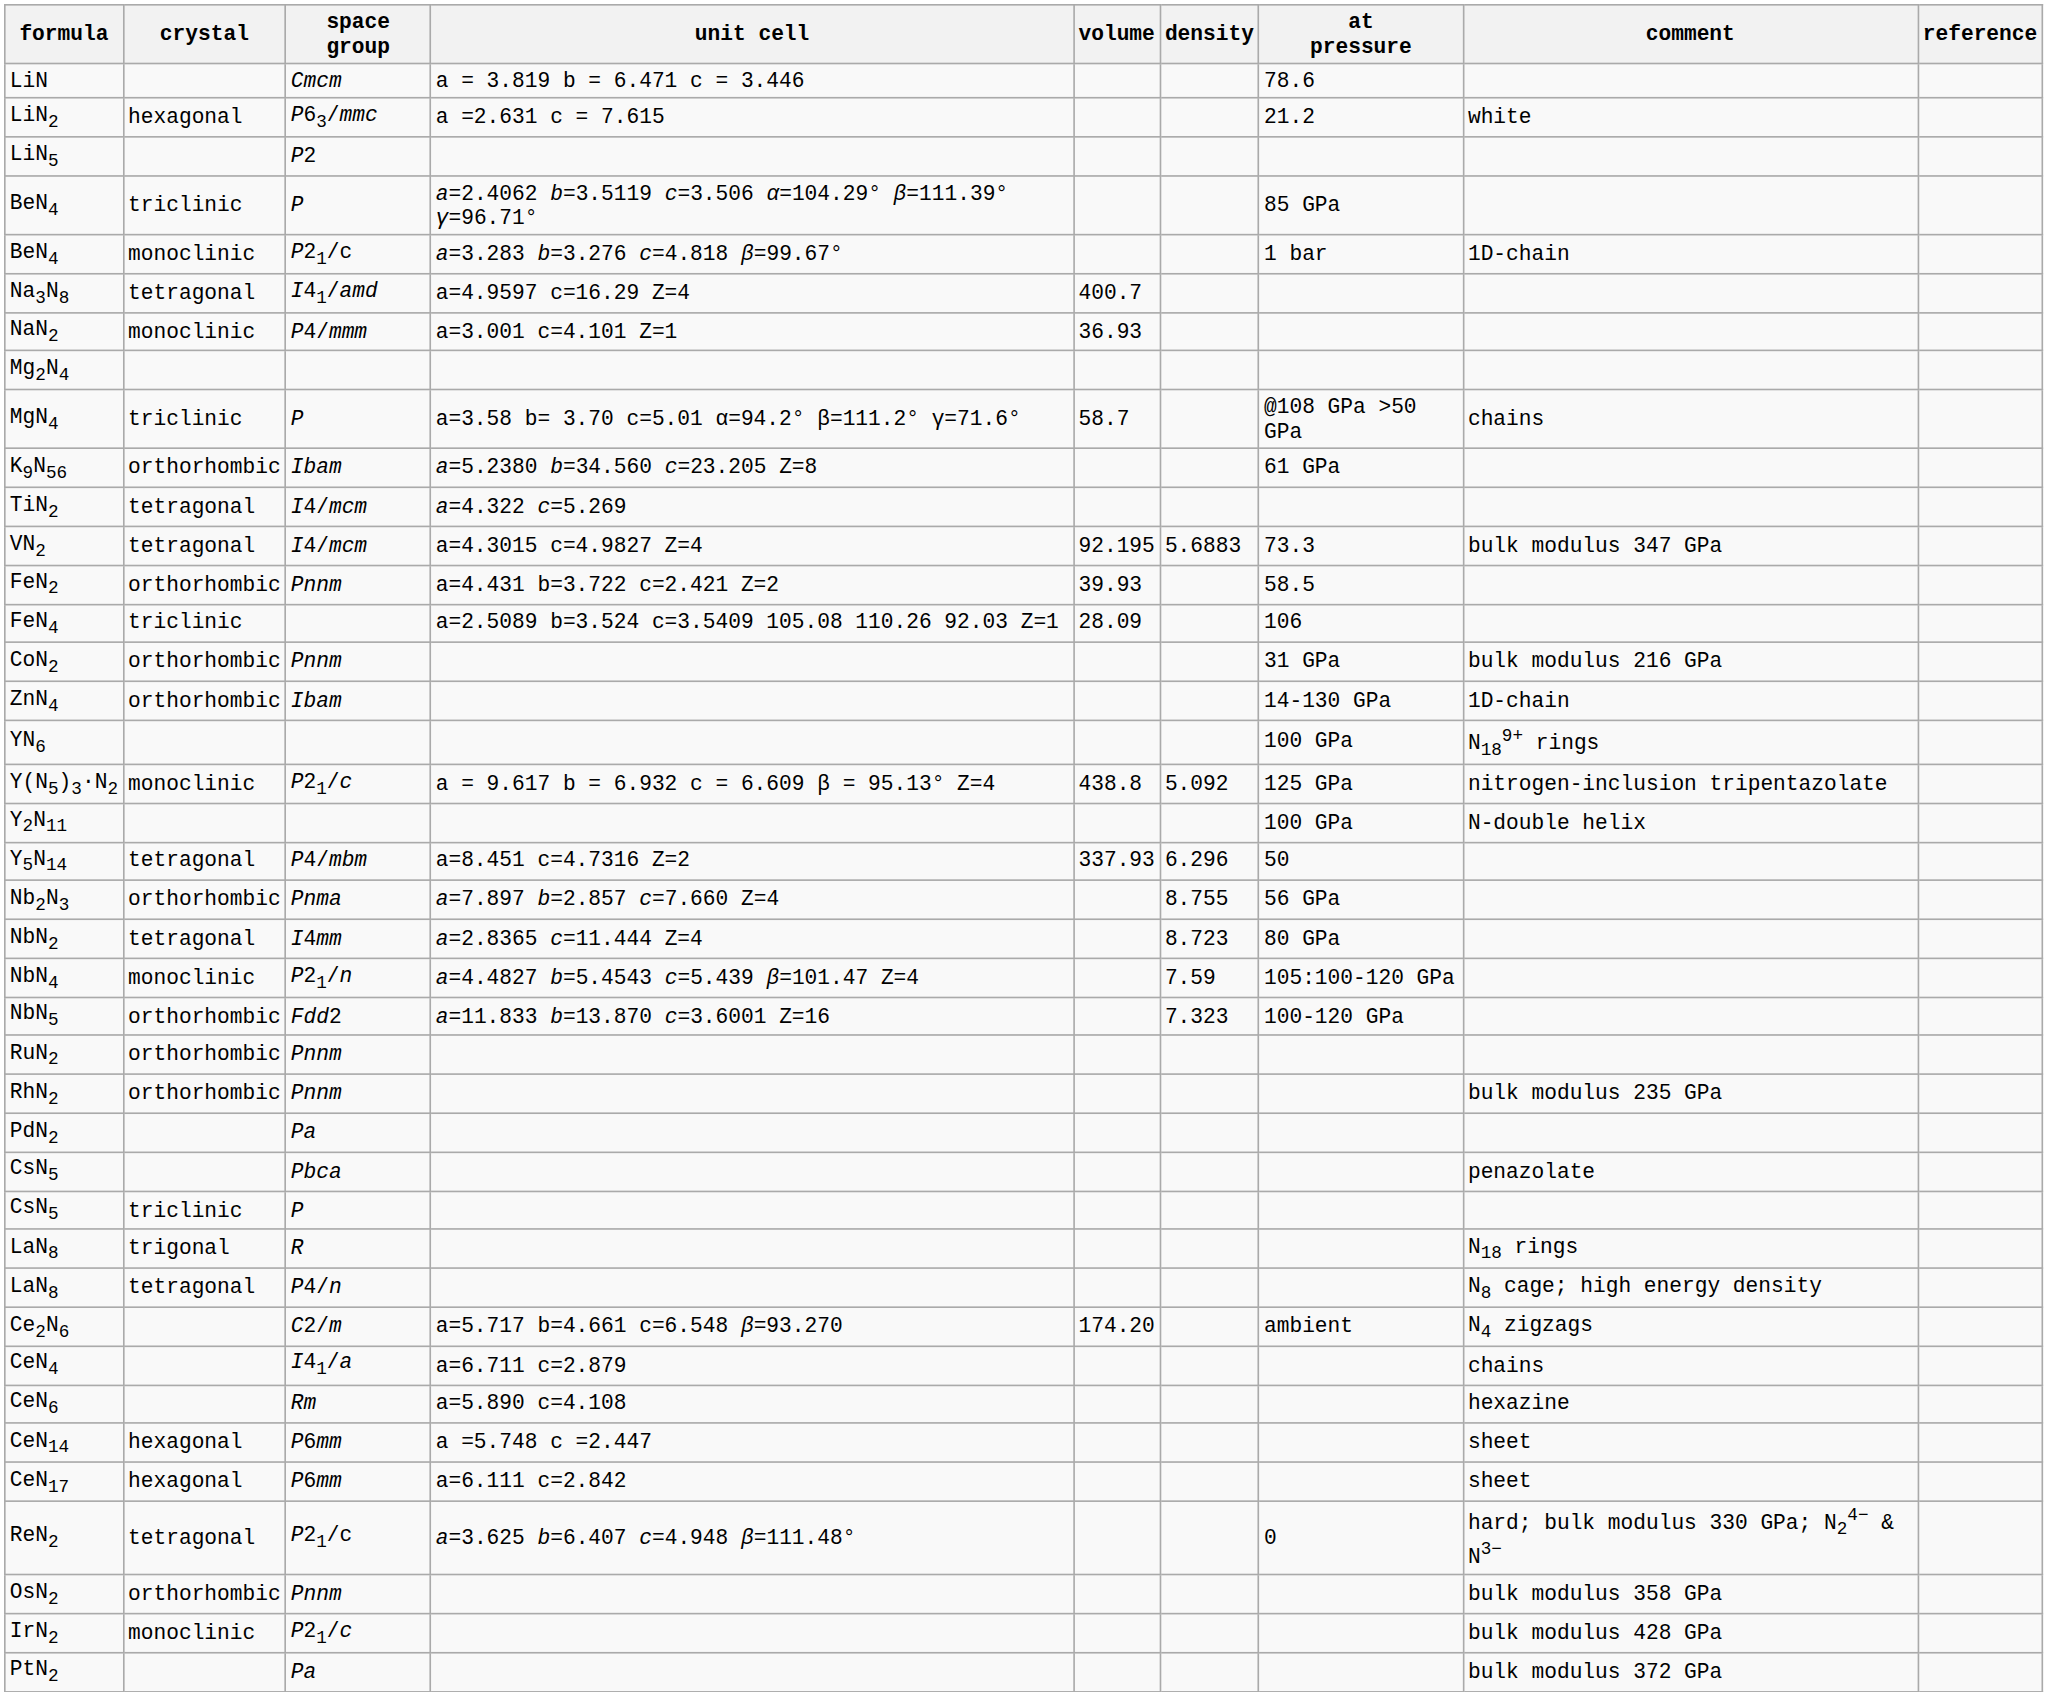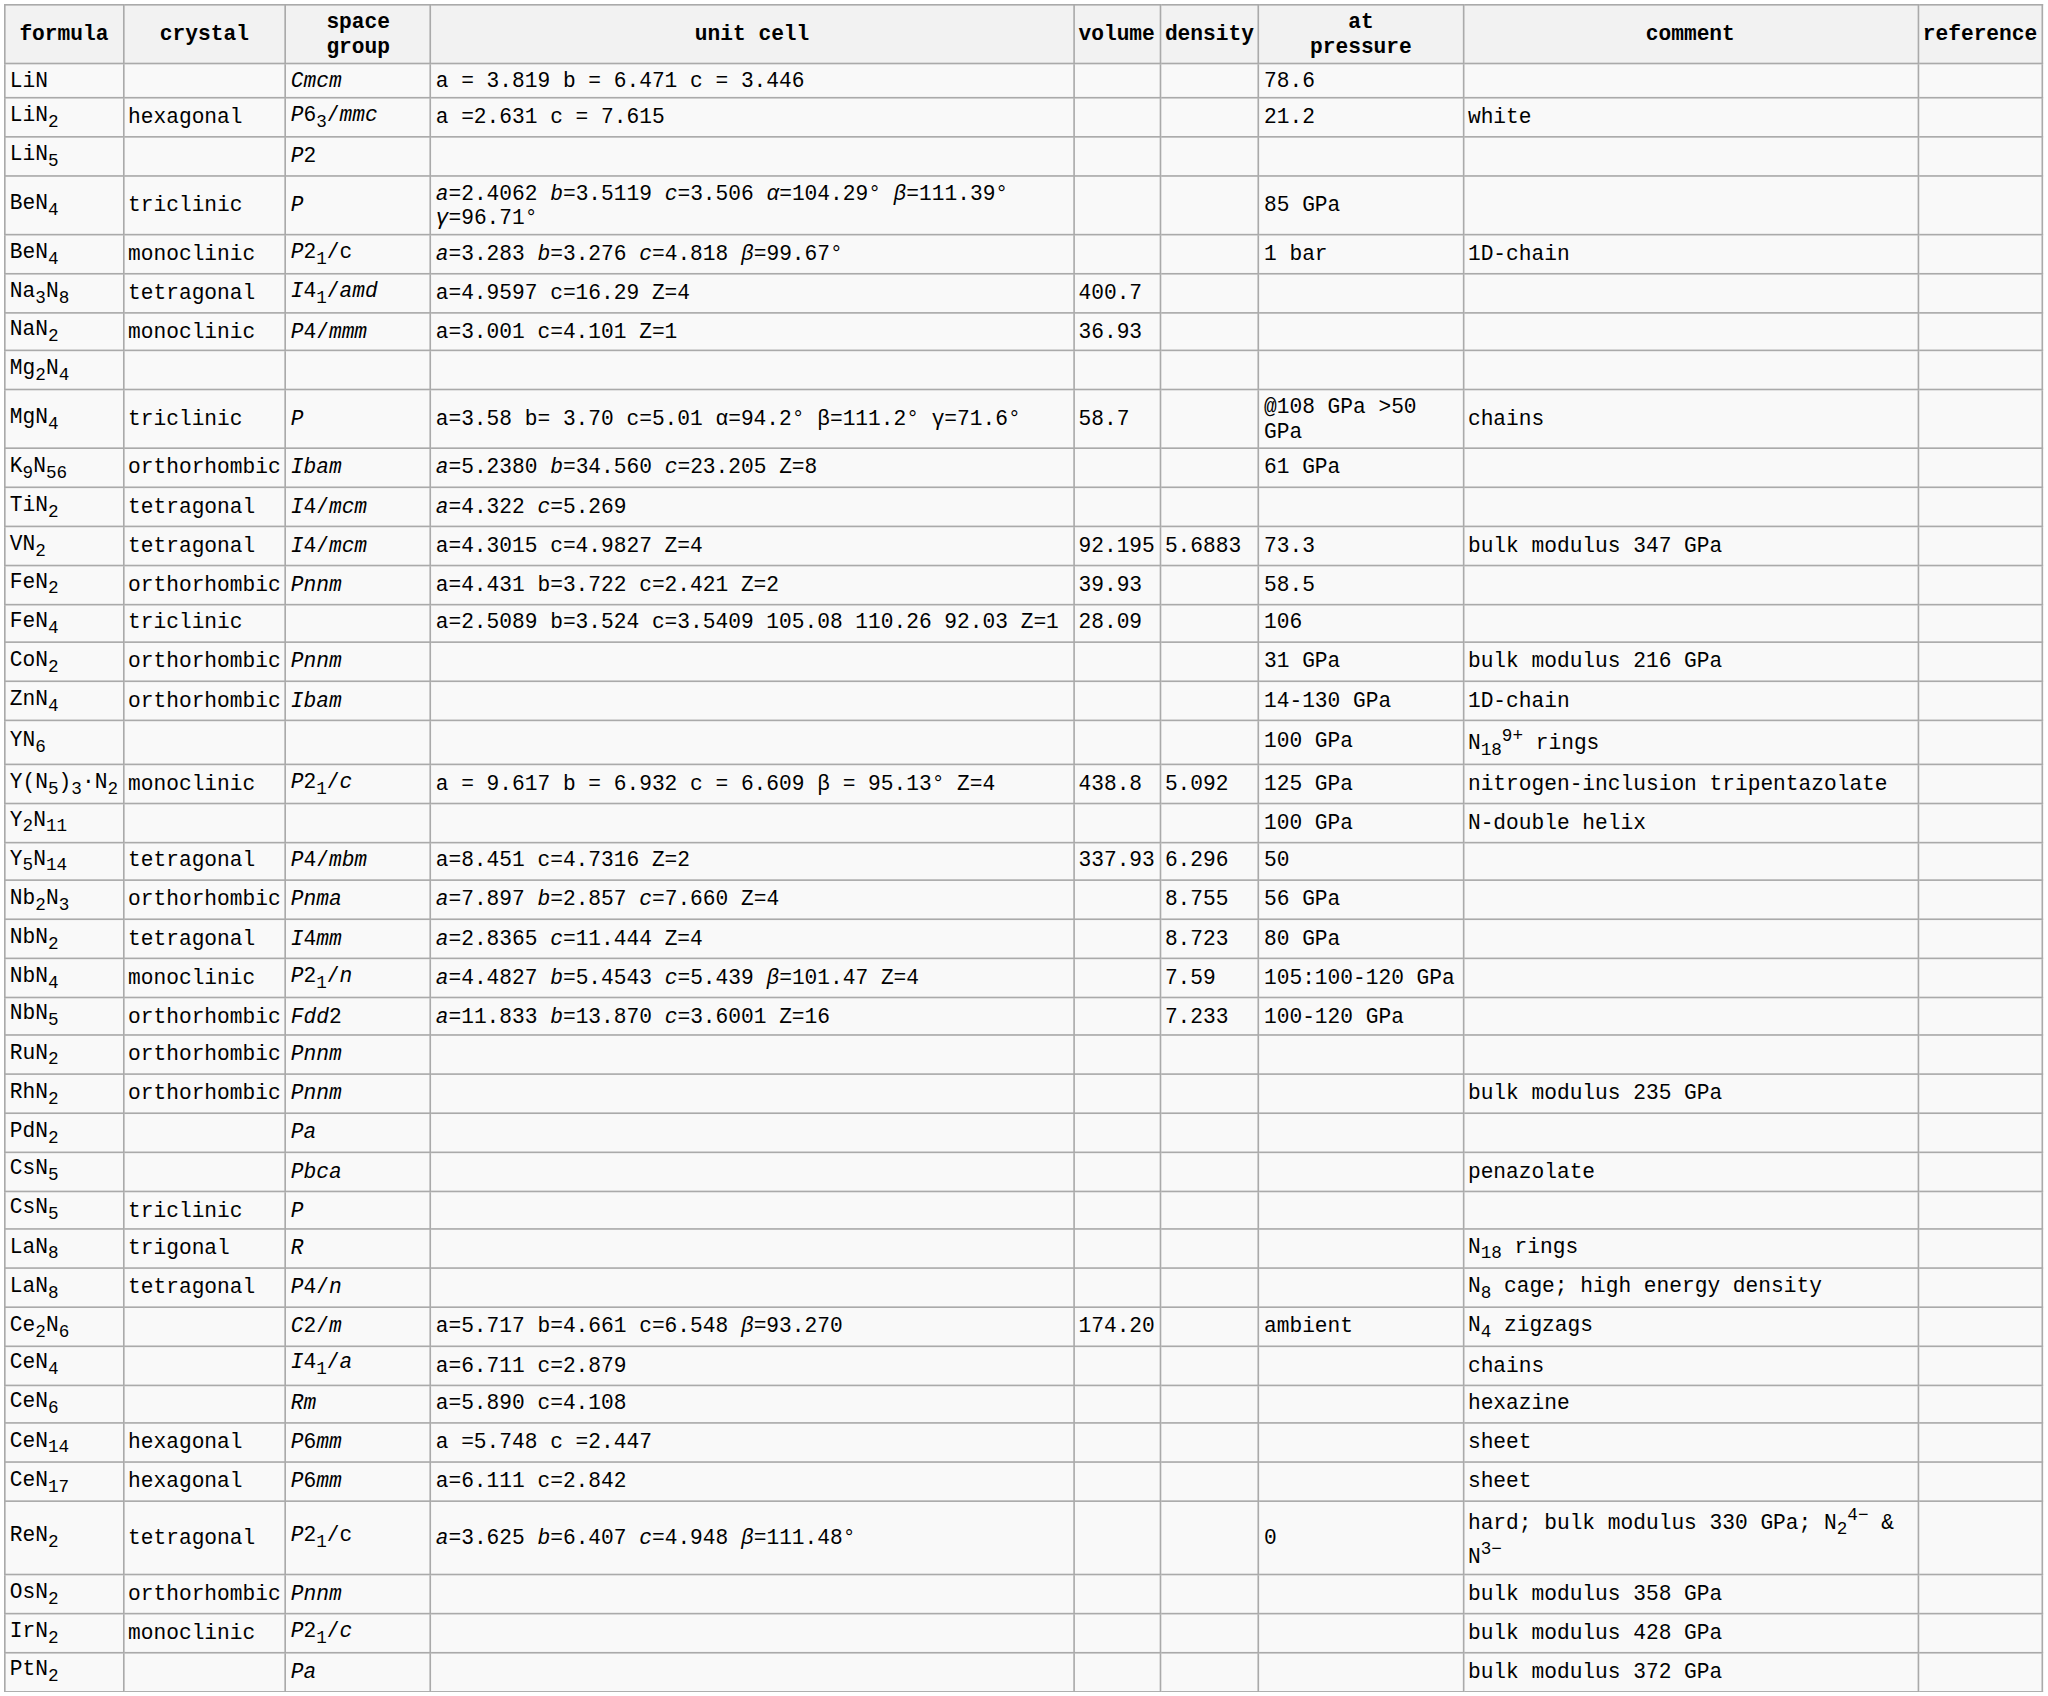(1197, 1016) 7.323 -> (1197, 1016) 7.233
